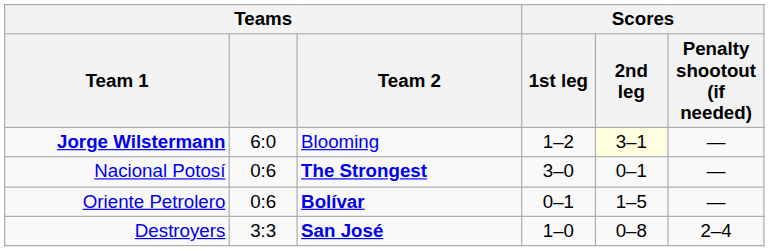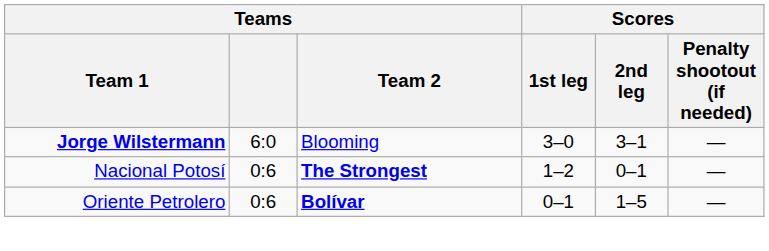(558, 141) 1–2 -> (558, 141) 3–0
(631, 141) lightyellow background -> (631, 141) no background
(558, 171) 3–0 -> (558, 171) 1–2
- row: (180, 230)
